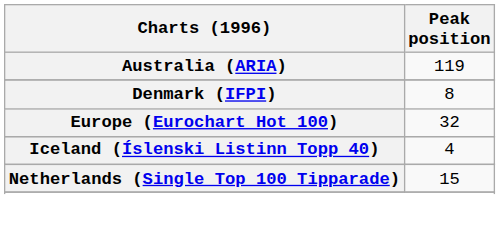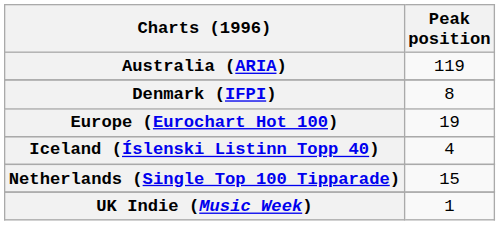(449, 122) 32 -> (449, 122) 19
+ row: (204, 206)
